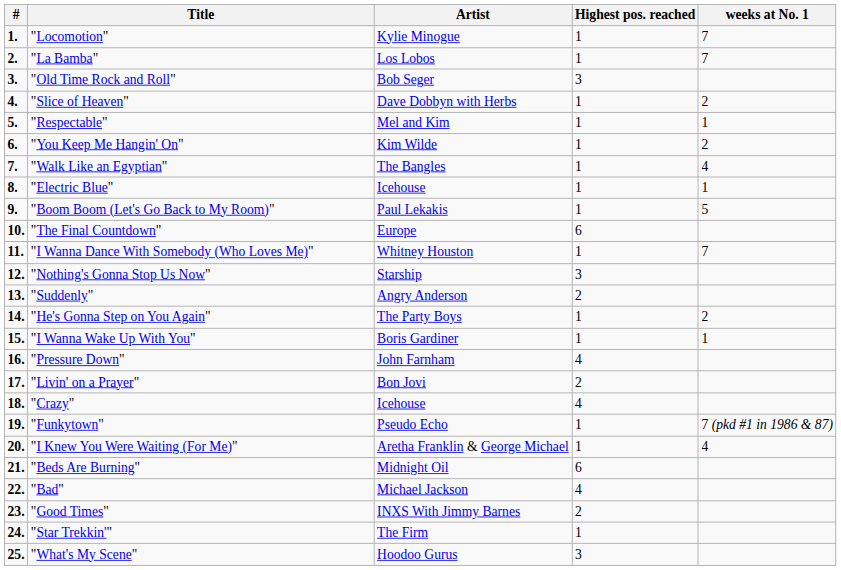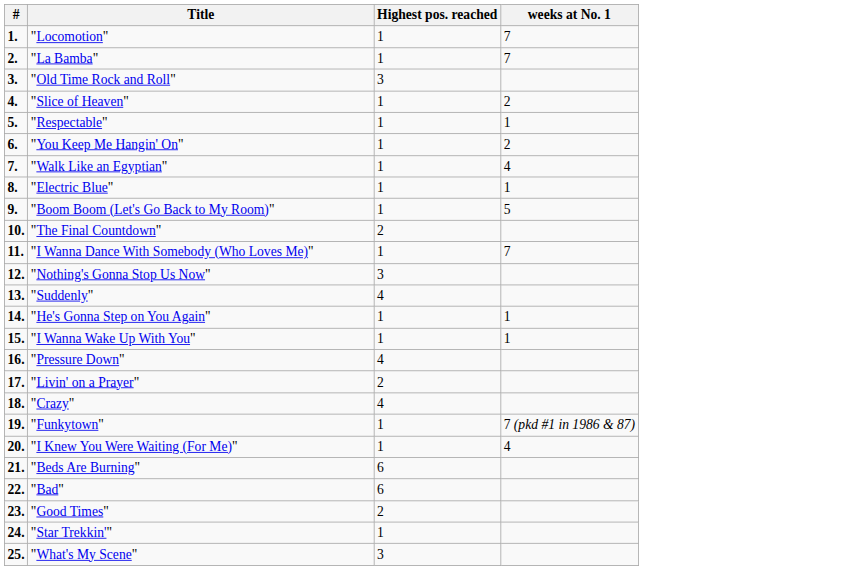- column: (473, 15)
(578, 230) 6 -> (380, 230) 2
(578, 295) 2 -> (380, 295) 4
(705, 317) 2 -> (507, 317) 1
(578, 489) 4 -> (380, 489) 6
